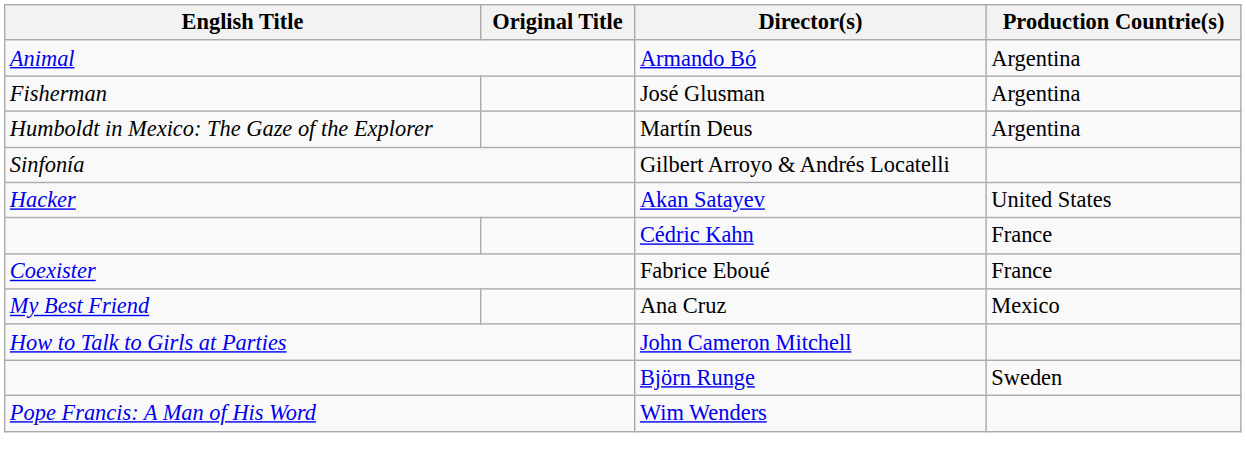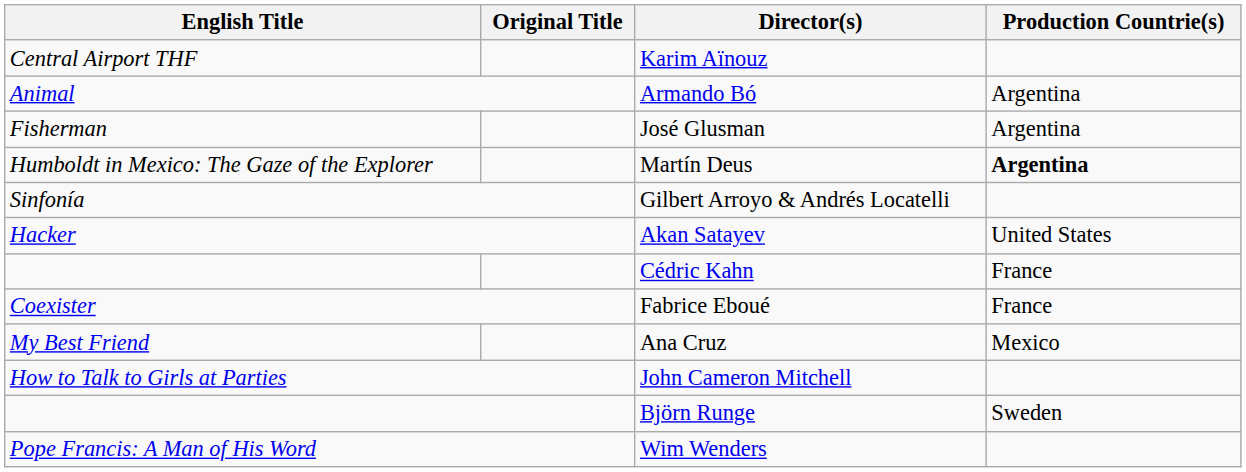+ row: (704, 57)
(1036, 128) normal -> (1040, 164) bold
